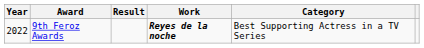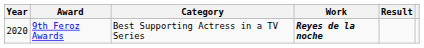columns swapped: (323, 12) <-> (129, 12)
(17, 31) 2022 -> (17, 31) 2020
